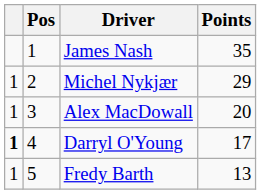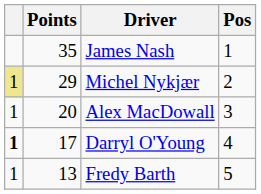columns swapped: (41, 20) <-> (226, 20)
(14, 81) no background -> (14, 81) khaki background
